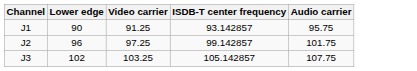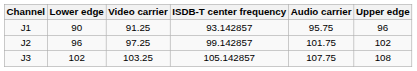+ column: (383, 12)
